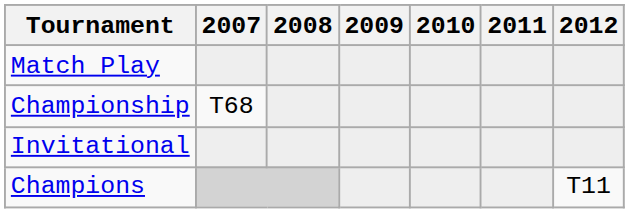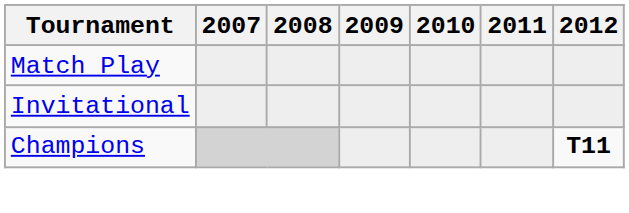- row: (100, 106)
(589, 187) normal -> (589, 147) bold
